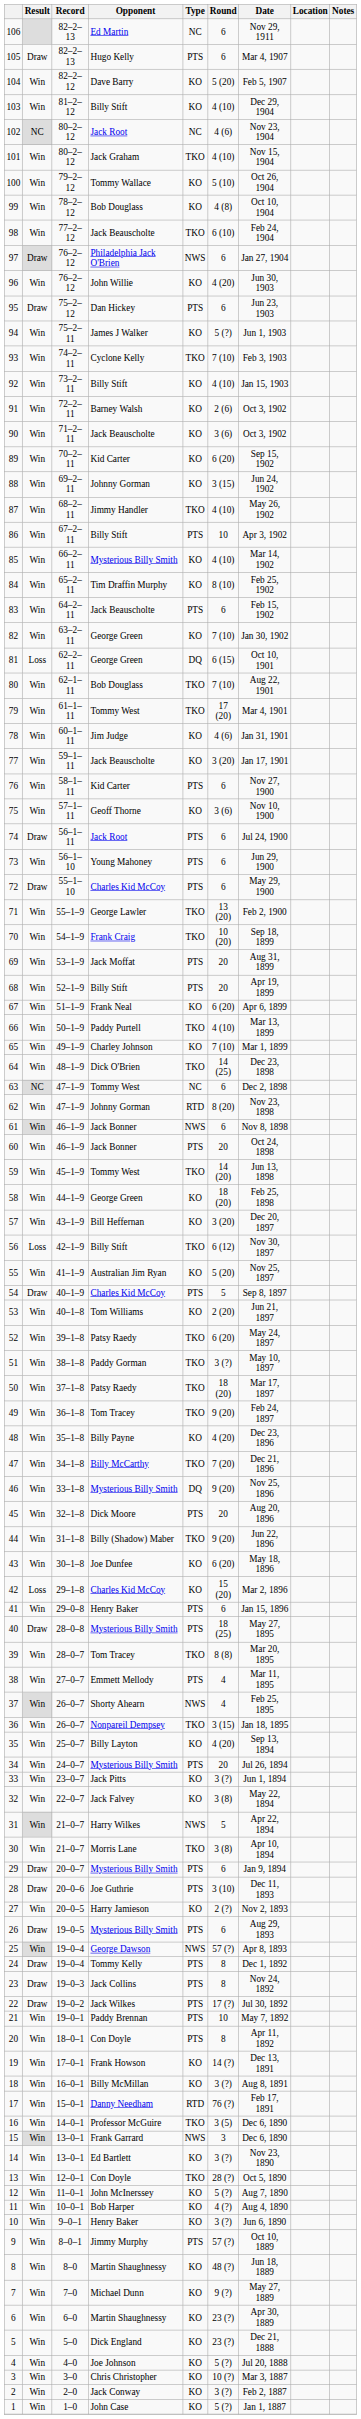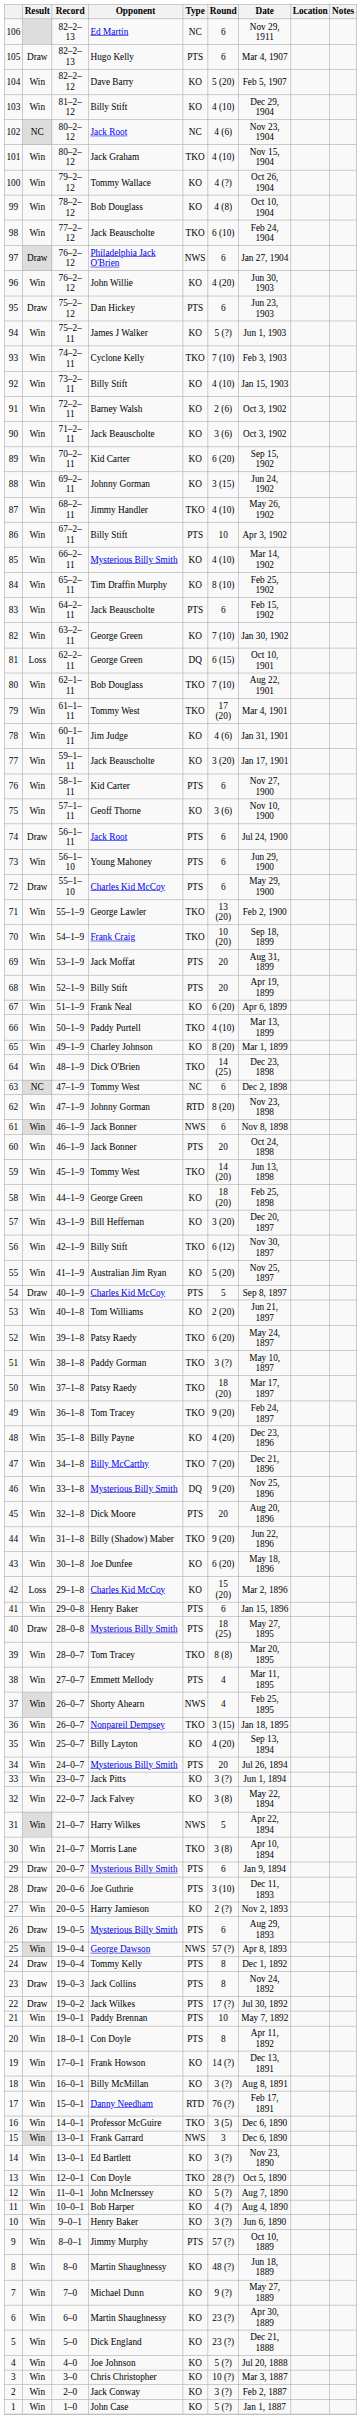(223, 182) 5 (10) -> (223, 182) 4 (?)
(223, 1047) 7 (10) -> (223, 1047) 8 (20)
(37, 1247) Loss -> (37, 1247) Win
